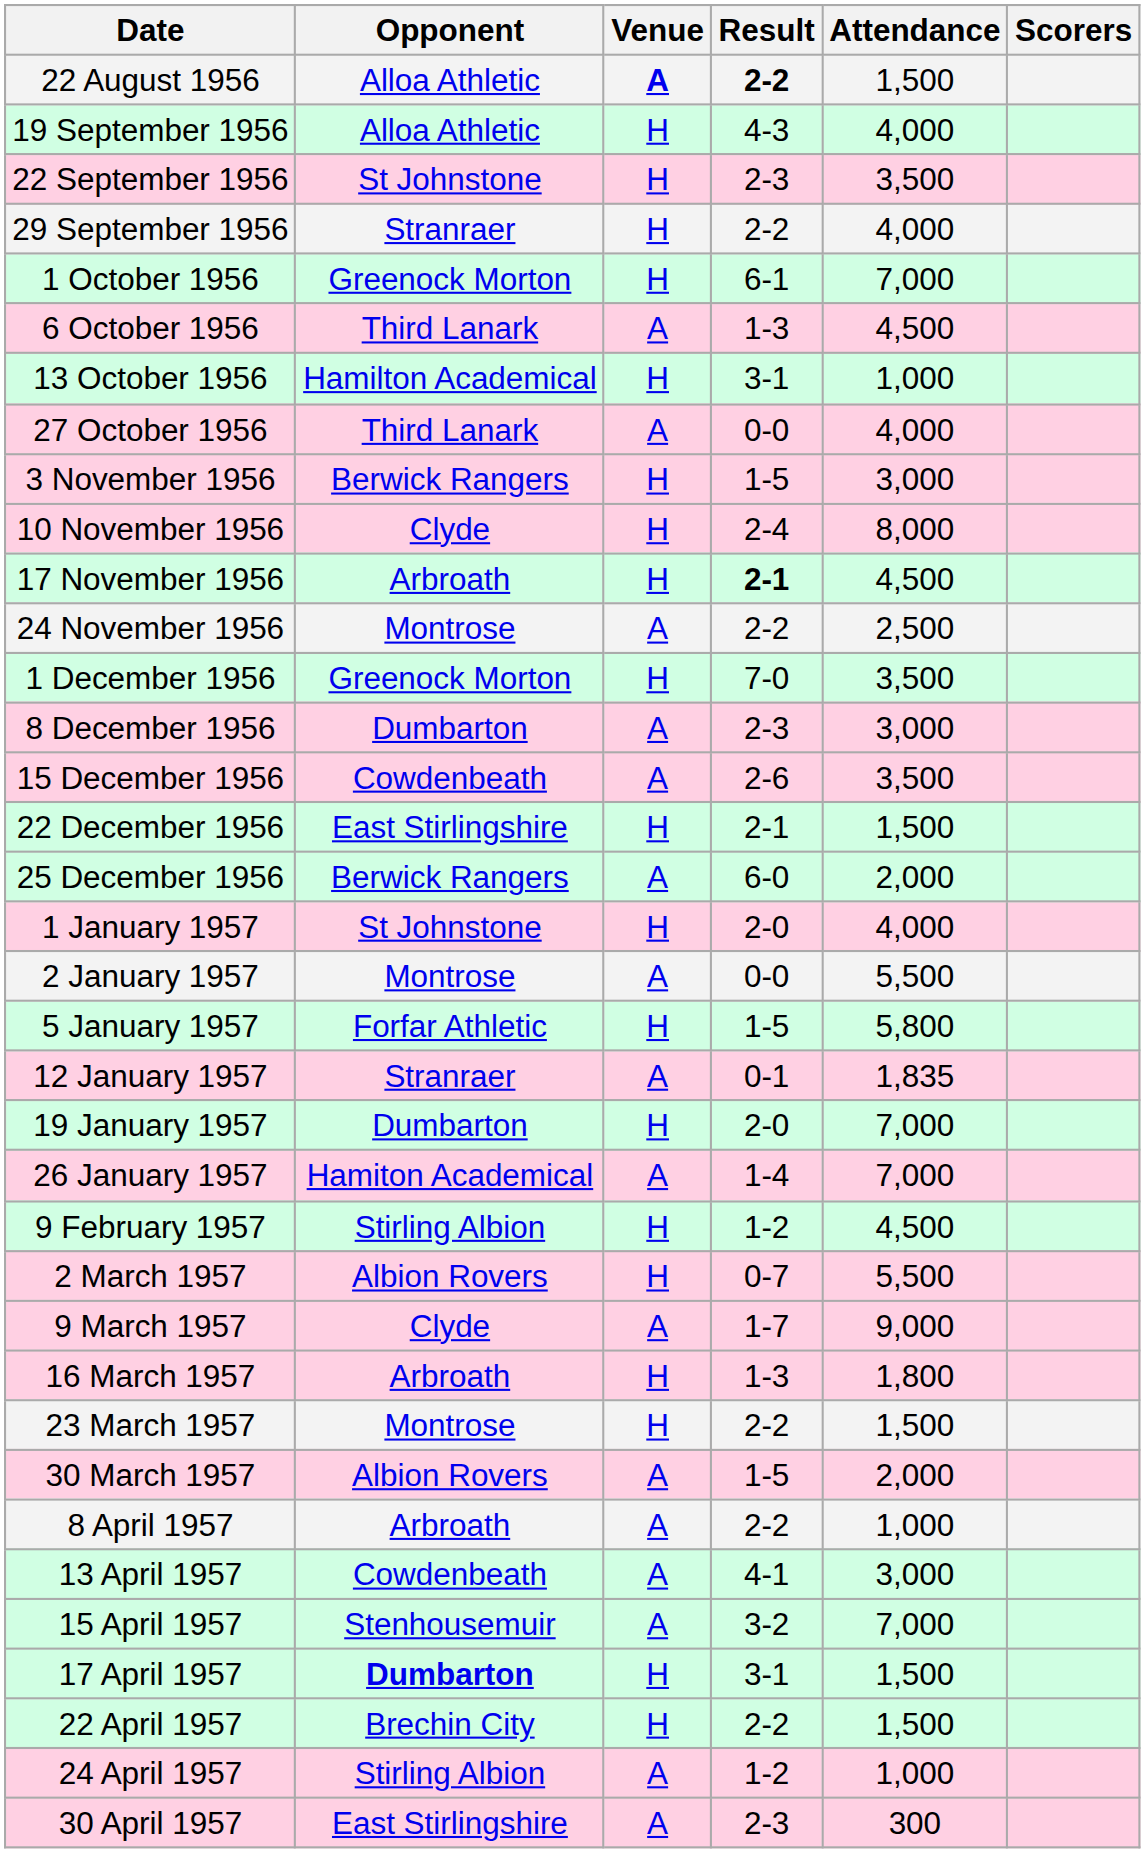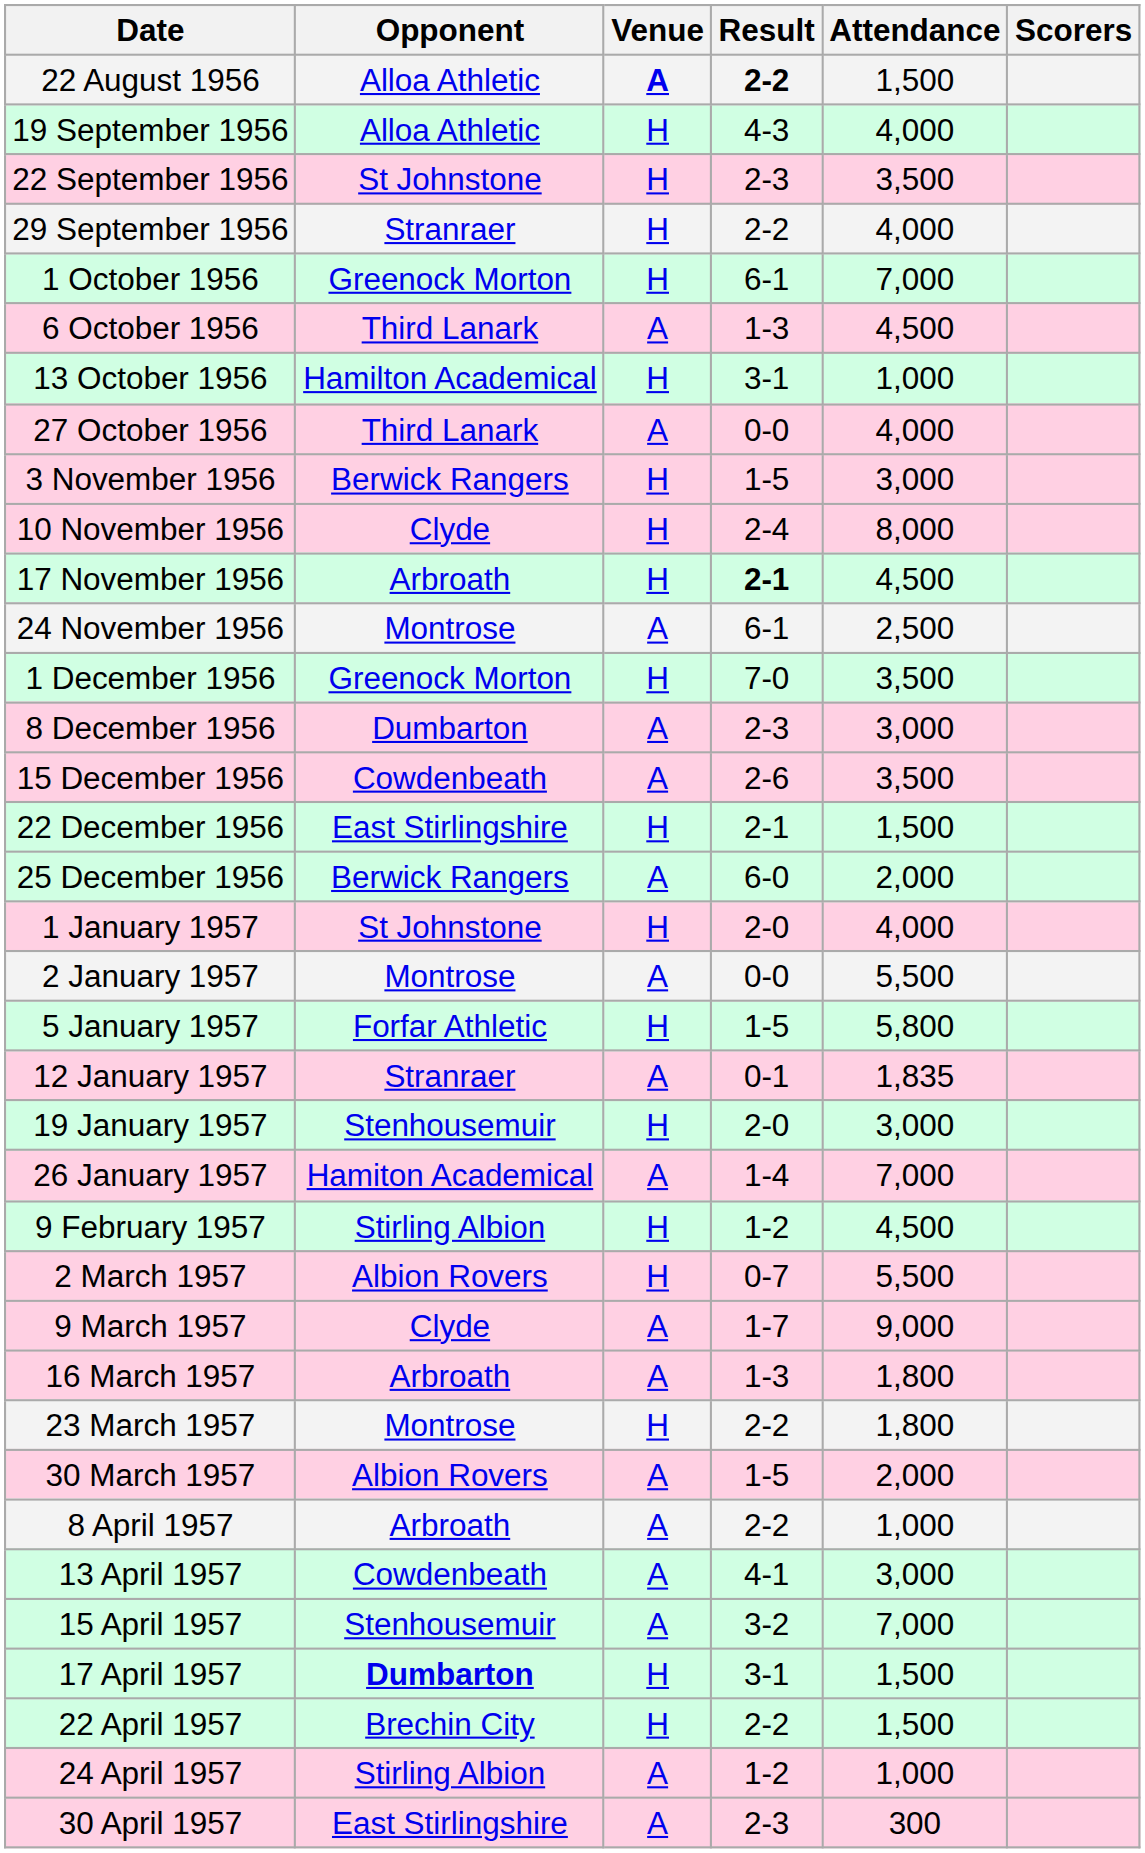(767, 628) 2-2 -> (767, 628) 6-1
(450, 1126) Dumbarton -> (450, 1126) Stenhousemuir
(915, 1126) 7,000 -> (915, 1126) 3,000
(658, 1375) H -> (658, 1375) A
(915, 1425) 1,500 -> (915, 1425) 1,800
